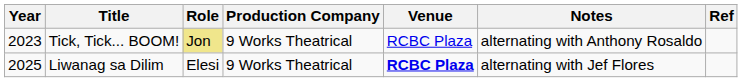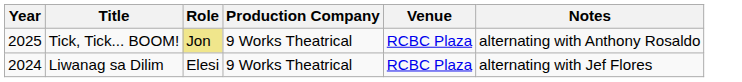- column: (721, 16)
(25, 40) 2023 -> (25, 40) 2025
(25, 64) 2025 -> (25, 64) 2024
(430, 64) bold -> (429, 64) normal
